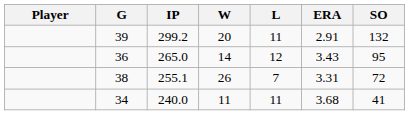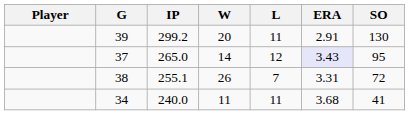(379, 36) 132 -> (379, 36) 130
(122, 57) 36 -> (122, 57) 37
(327, 57) no background -> (327, 57) lavender background
